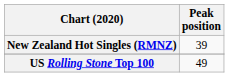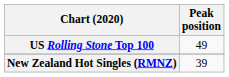rows swapped: (92, 44) <-> (92, 63)
